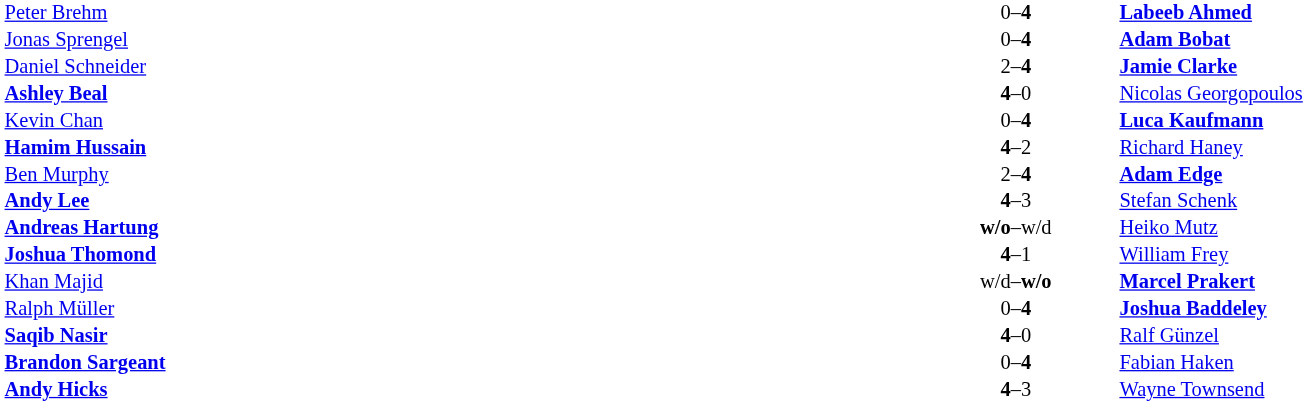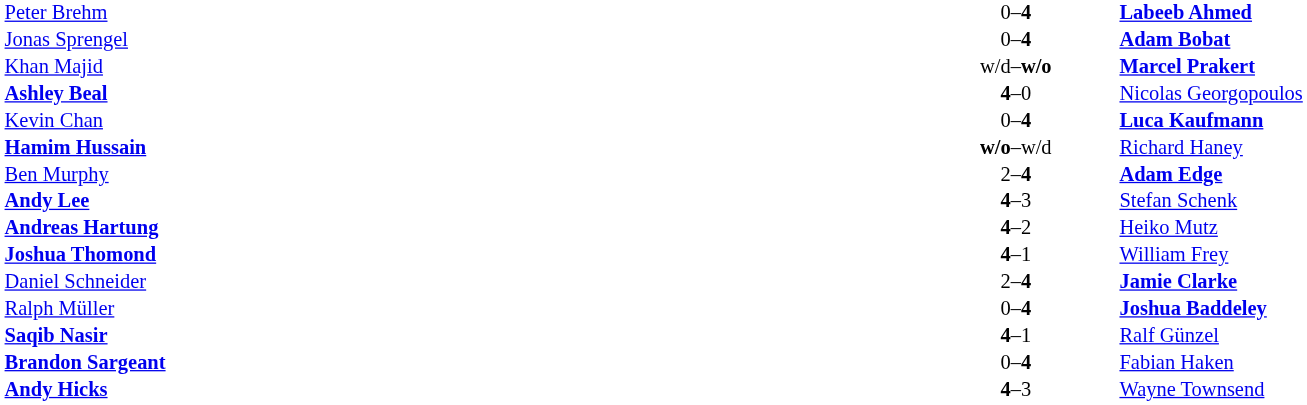rows swapped: (54, 281) <-> (75, 66)
(1016, 147) 4–2 -> (1016, 147) w/o–w/d
(1016, 227) w/o–w/d -> (1016, 227) 4–2
(1016, 335) 4–0 -> (1016, 335) 4–1
